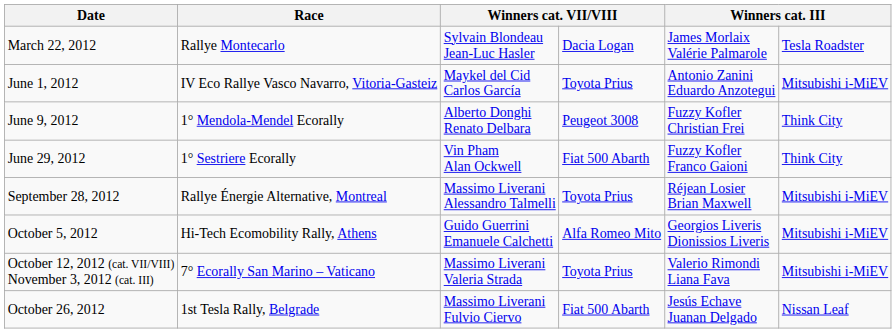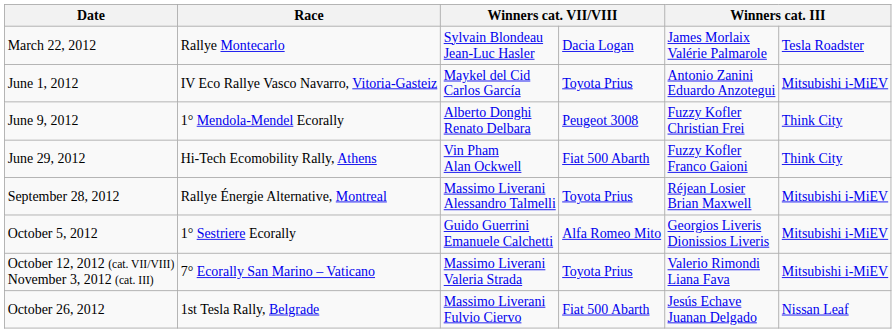(238, 158) 1° Sestriere Ecorally -> (279, 158) Hi-Tech Ecomobility Rally, Athens
(279, 234) Hi-Tech Ecomobility Rally, Athens -> (238, 234) 1° Sestriere Ecorally
